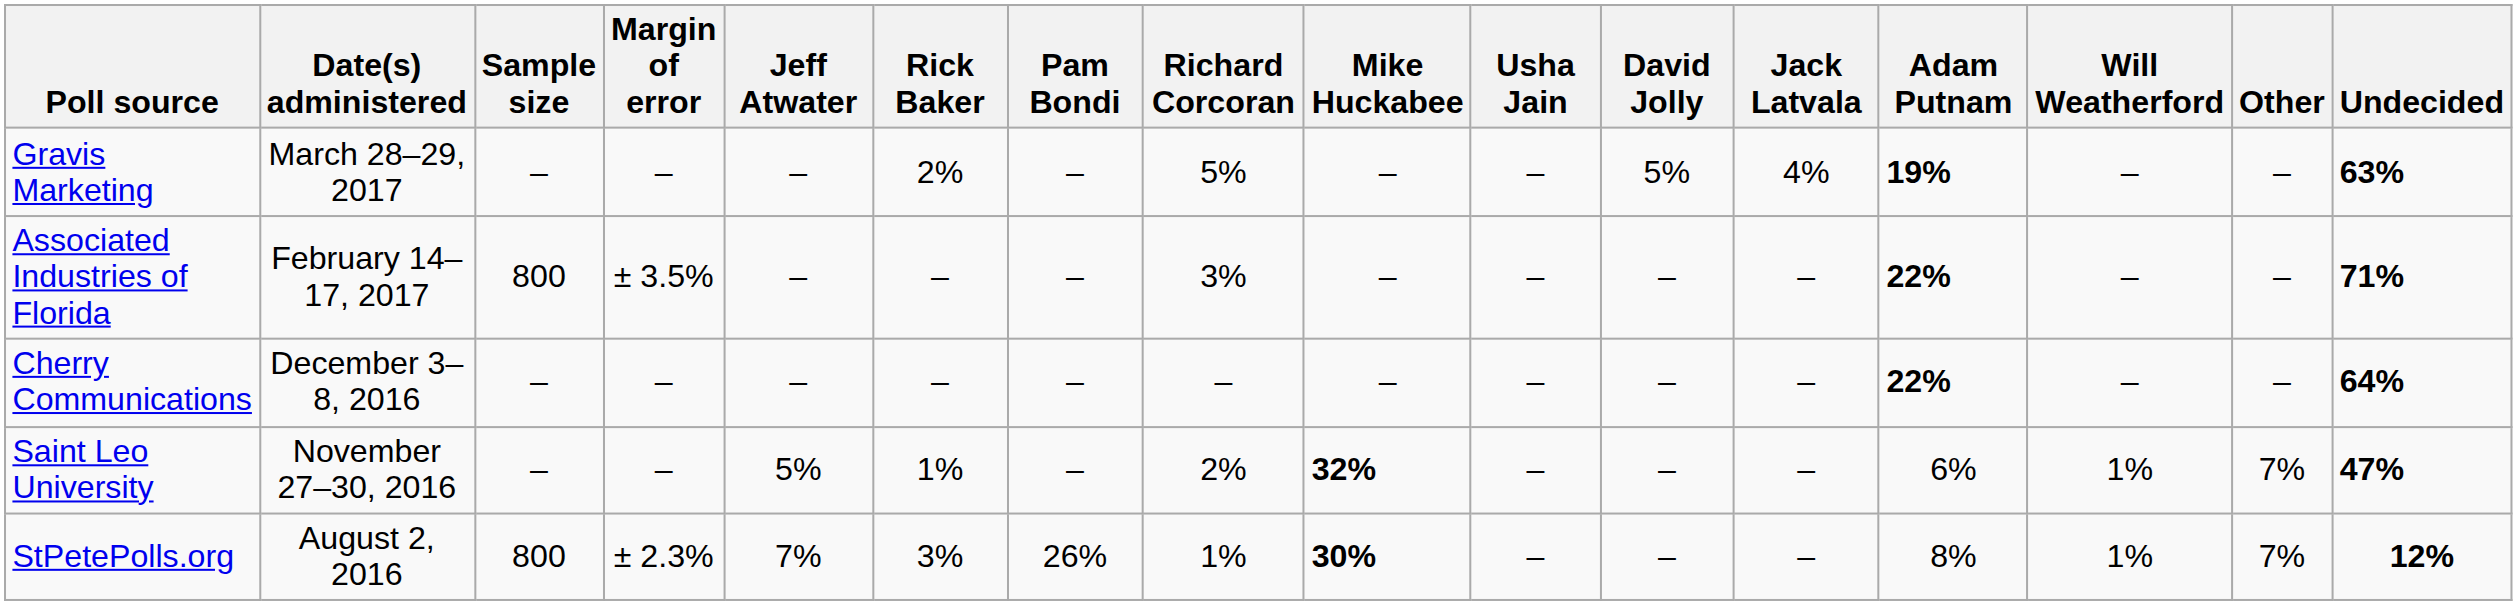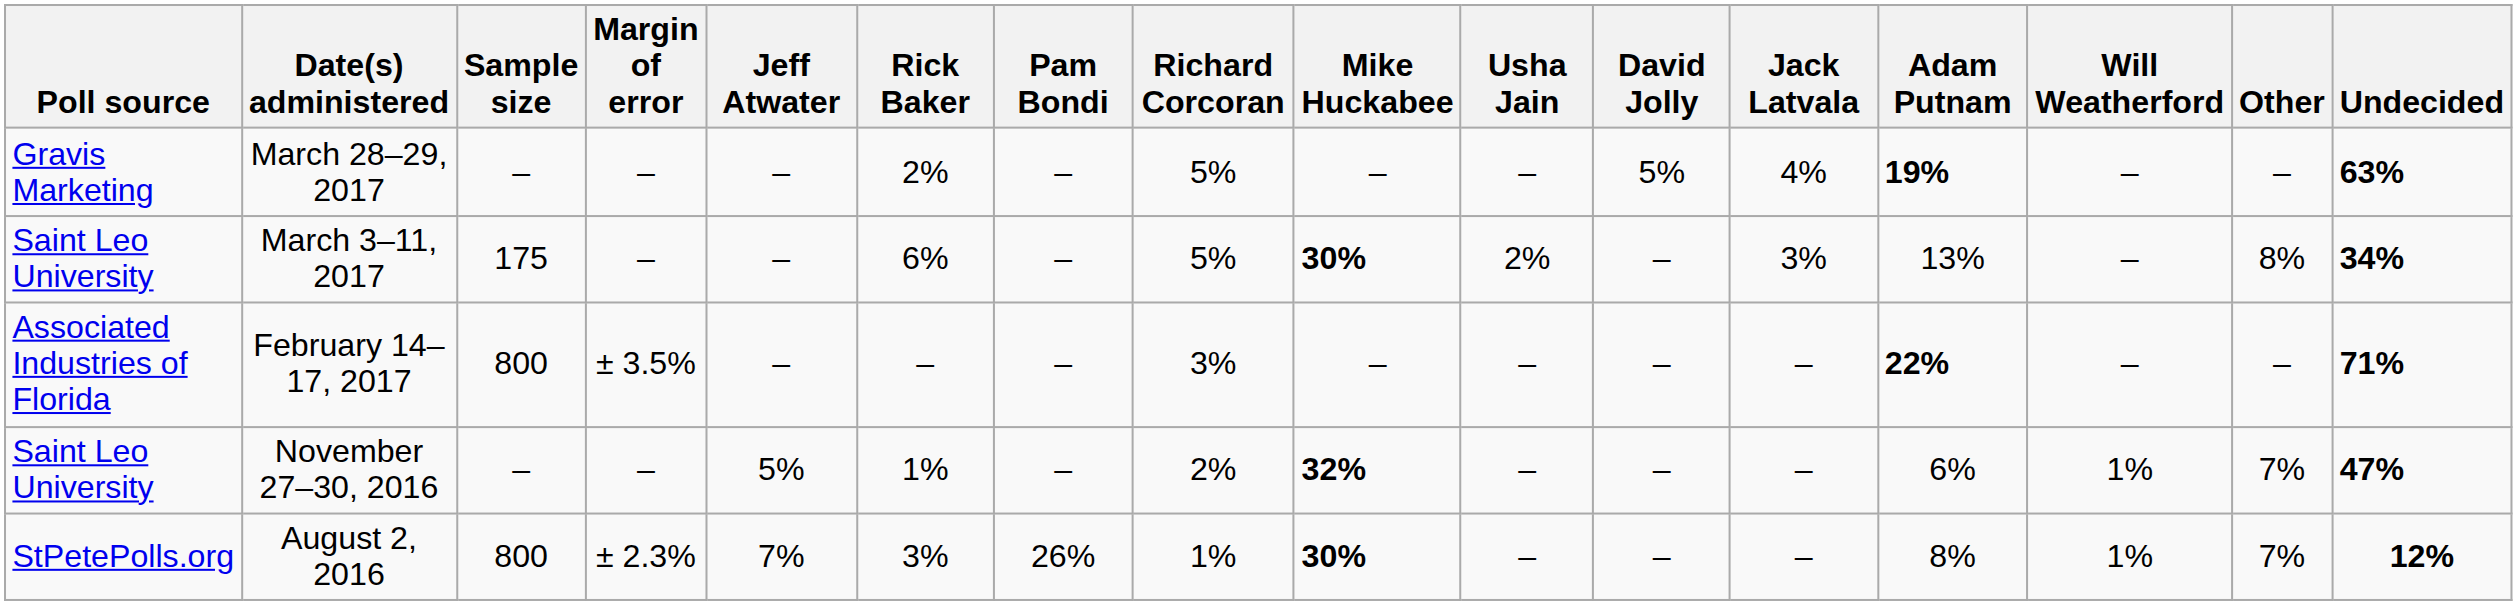+ row: (349, 258)
- row: (367, 382)
